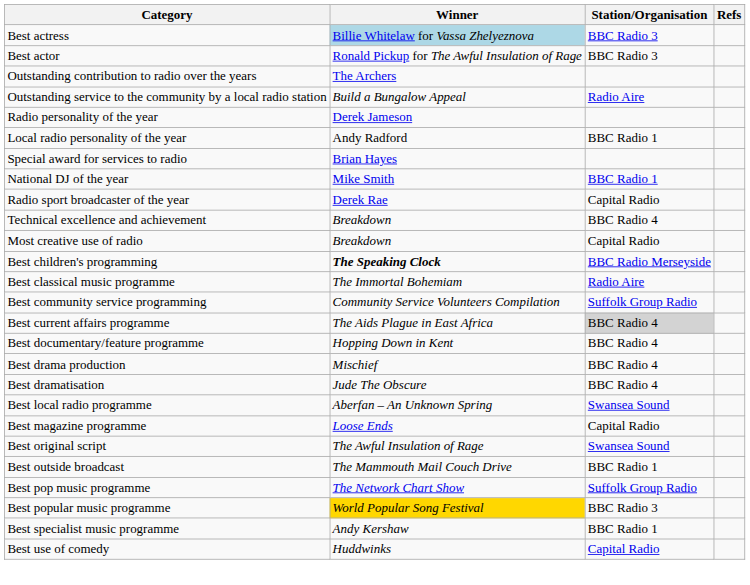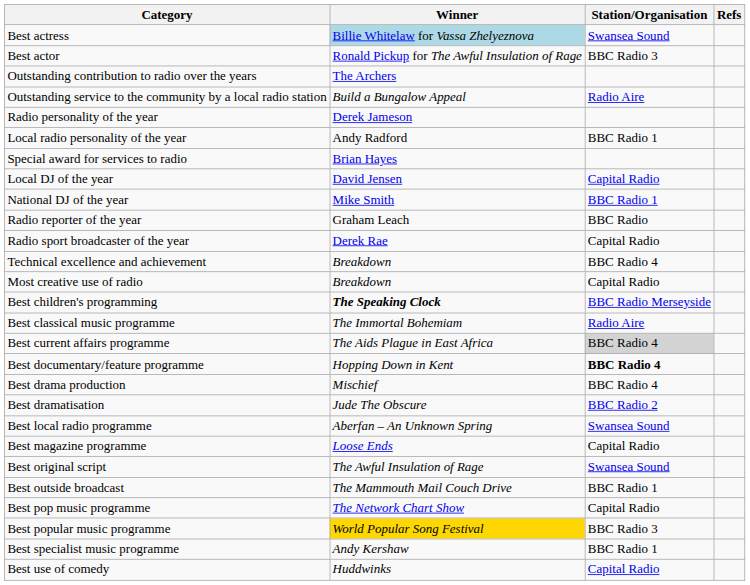(623, 35) BBC Radio 3 -> (629, 35) Swansea Sound
+ row: (60, 179)
+ row: (74, 220)
- row: (107, 302)
(623, 343) normal -> (624, 364) bold
(623, 384) BBC Radio 4 -> (623, 405) BBC Radio 2
(642, 487) Suffolk Group Radio -> (624, 508) Capital Radio
